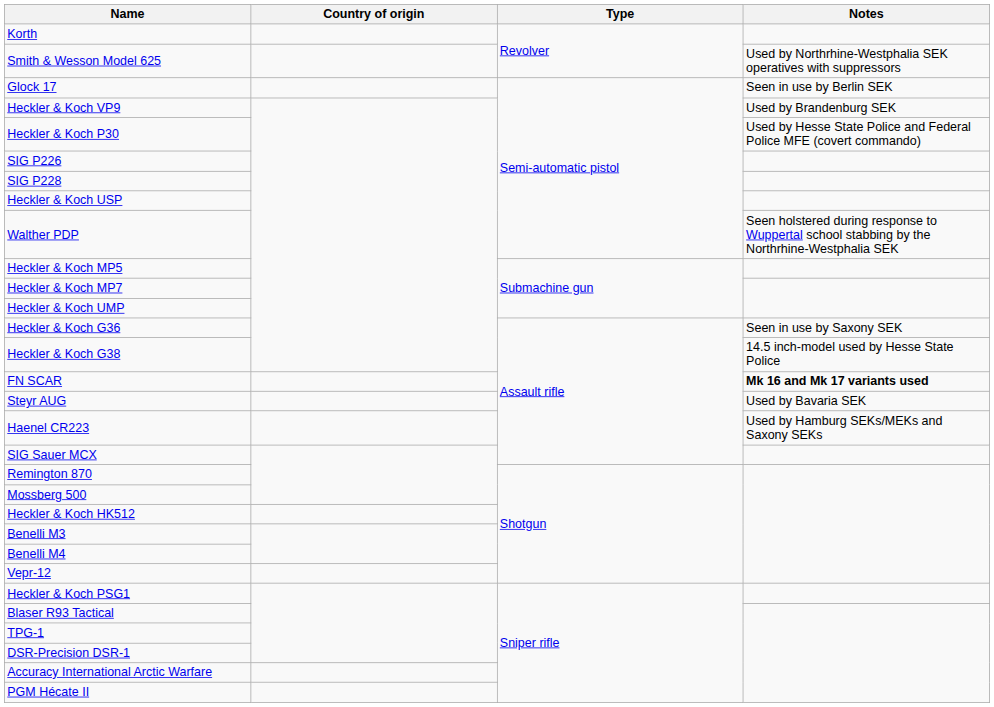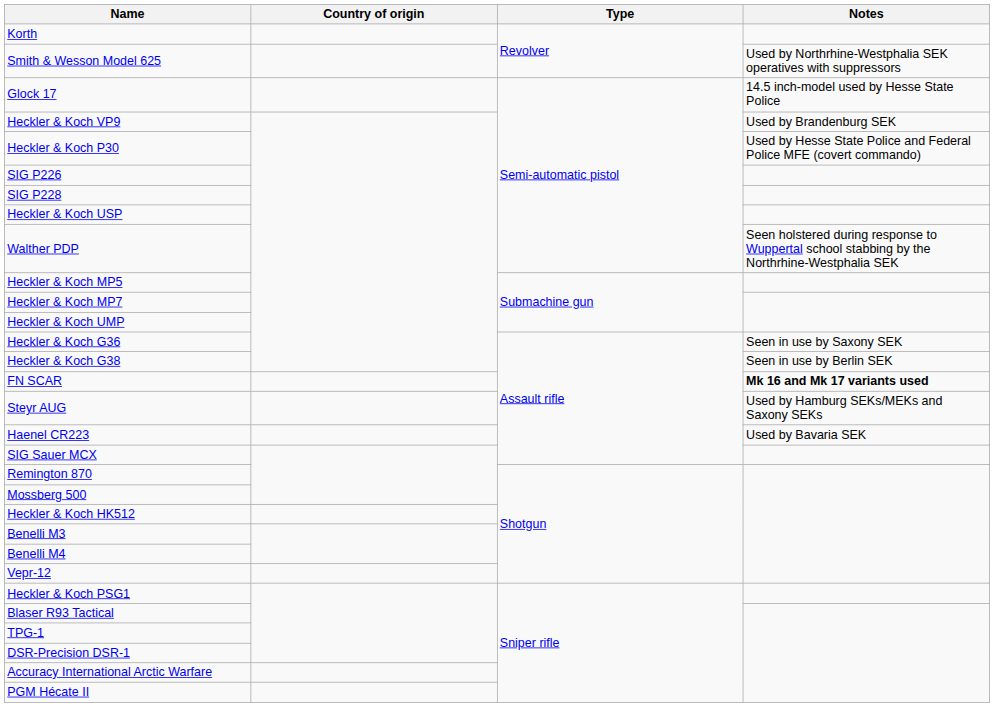(819, 87) Seen in use by Berlin SEK -> (850, 94) 14.5 inch-model used by Hesse State Police
(850, 354) 14.5 inch-model used by Hesse State Police -> (819, 361) Seen in use by Berlin SEK
(806, 401) Used by Bavaria SEK -> (844, 408) Used by Hamburg SEKs/MEKs and Saxony SEKs
(844, 428) Used by Hamburg SEKs/MEKs and Saxony SEKs -> (806, 435) Used by Bavaria SEK
